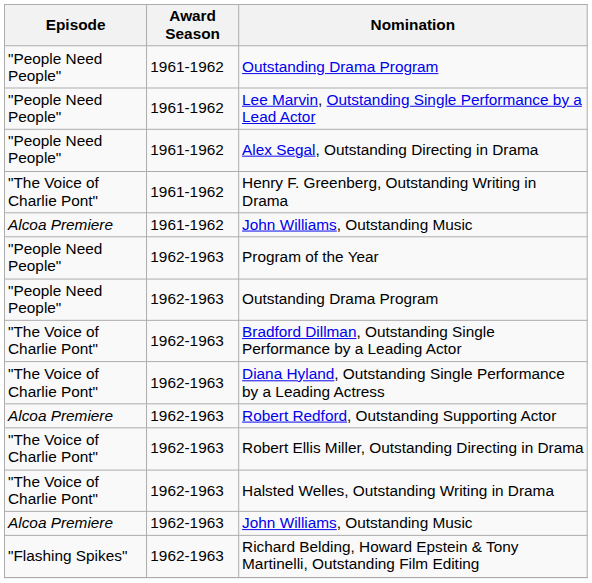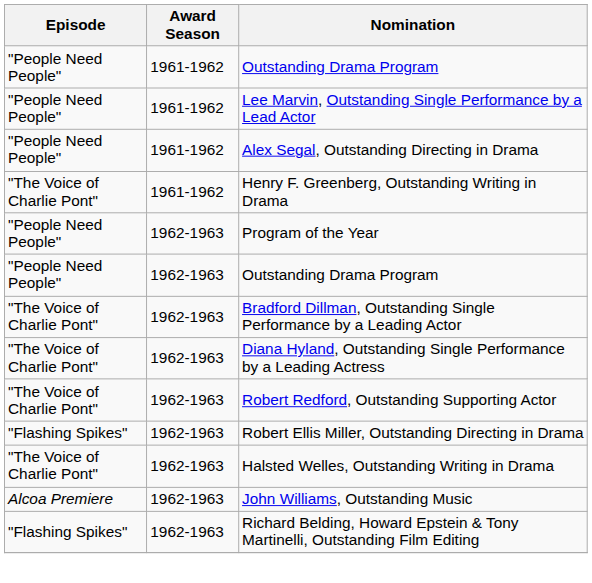- row: (187, 224)
(61, 415) Alcoa Premiere -> (53, 400) "The Voice of Charlie Pont"
(53, 448) "The Voice of Charlie Pont" -> (68, 433) "Flashing Spikes"
